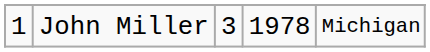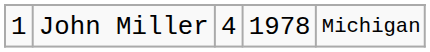(229, 26) 3 -> (229, 26) 4
